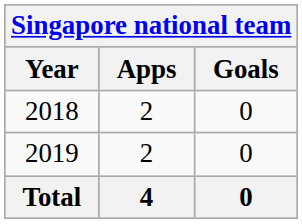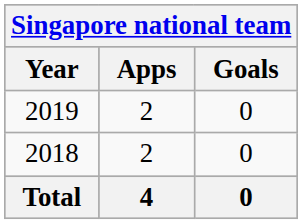rows swapped: (52, 111) <-> (52, 153)
